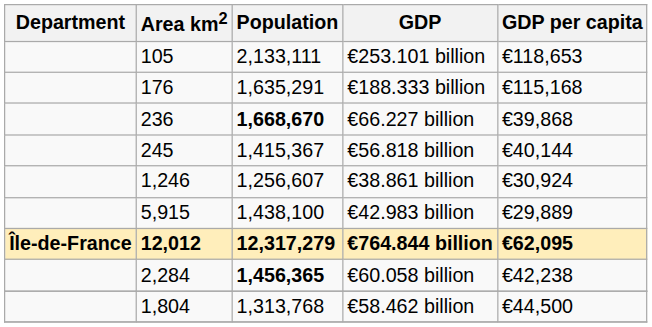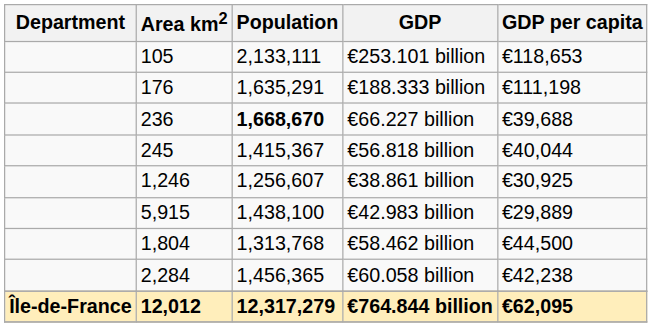(542, 87) €115,168 -> (541, 87) €111,198
(537, 119) €39,868 -> (537, 119) €39,688
(537, 150) €40,144 -> (537, 150) €40,044
(537, 181) €30,924 -> (537, 181) €30,925
rows swapped: (411, 306) <-> (420, 243)
(280, 275) bold -> (280, 275) normal
